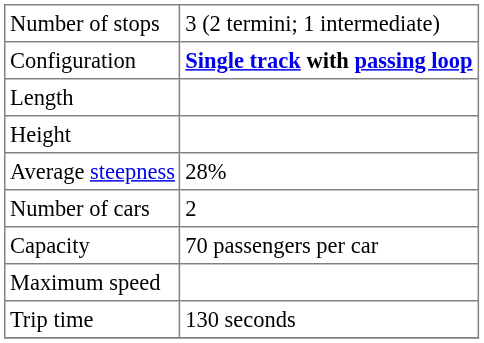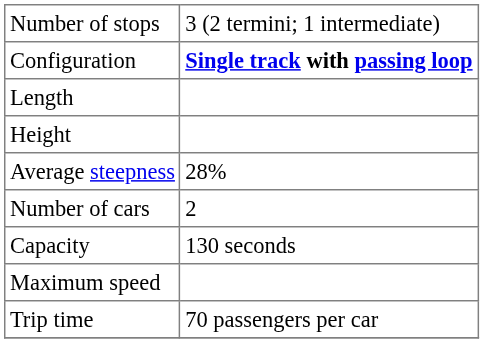(282, 245) 70 passengers per car -> (241, 245) 130 seconds
(241, 319) 130 seconds -> (282, 319) 70 passengers per car
